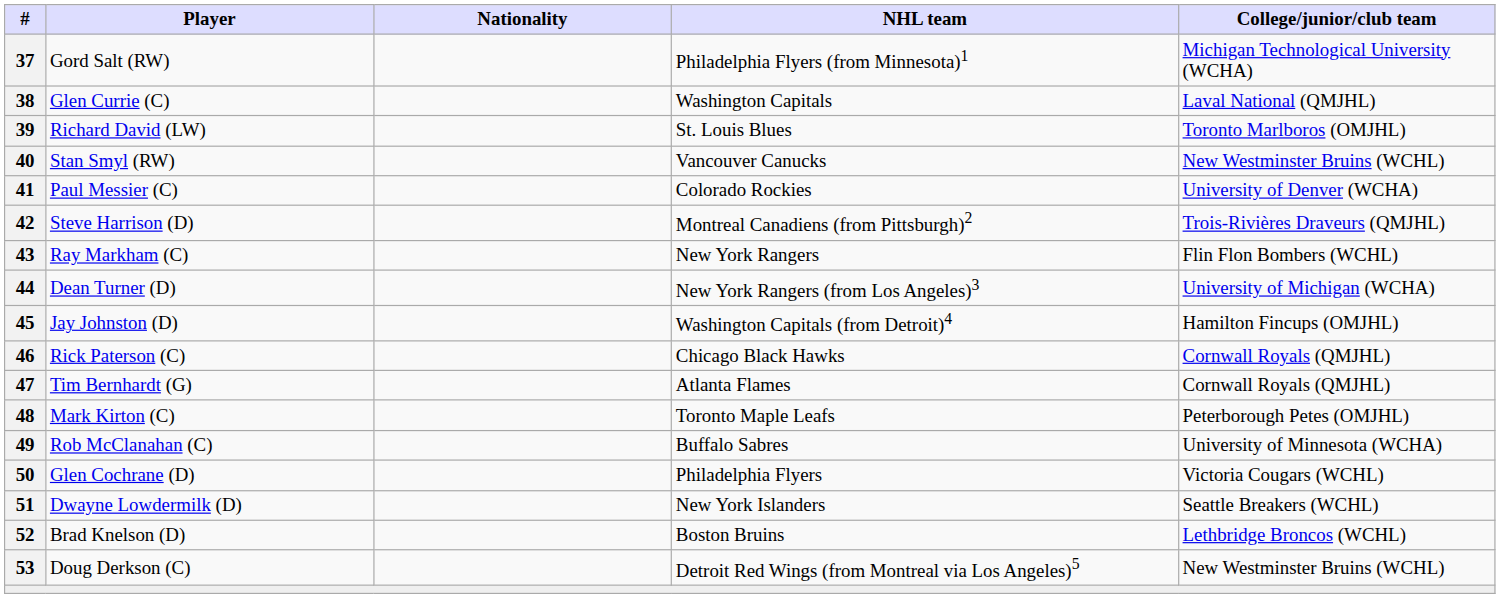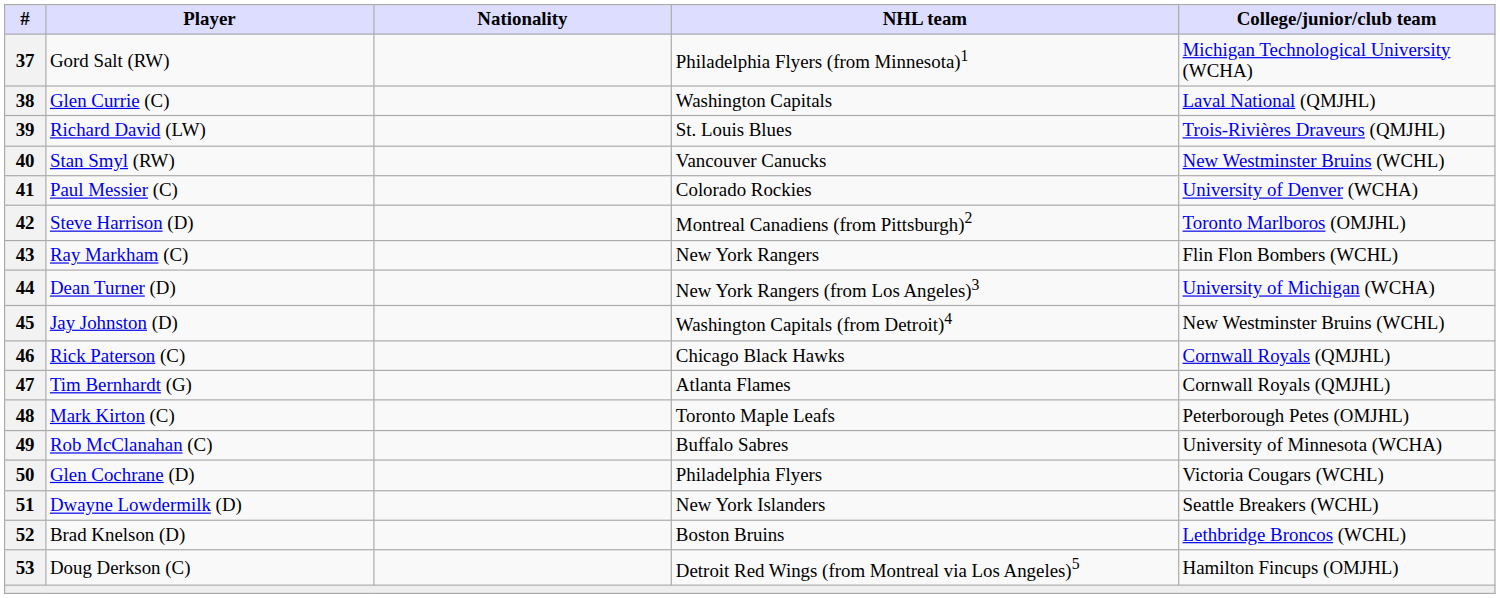(1294, 130) Toronto Marlboros (OMJHL) -> (1314, 130) Trois-Rivières Draveurs (QMJHL)
(1314, 222) Trois-Rivières Draveurs (QMJHL) -> (1294, 222) Toronto Marlboros (OMJHL)
(1291, 322) Hamilton Fincups (OMJHL) -> (1314, 322) New Westminster Bruins (WCHL)
(1314, 567) New Westminster Bruins (WCHL) -> (1291, 567) Hamilton Fincups (OMJHL)
